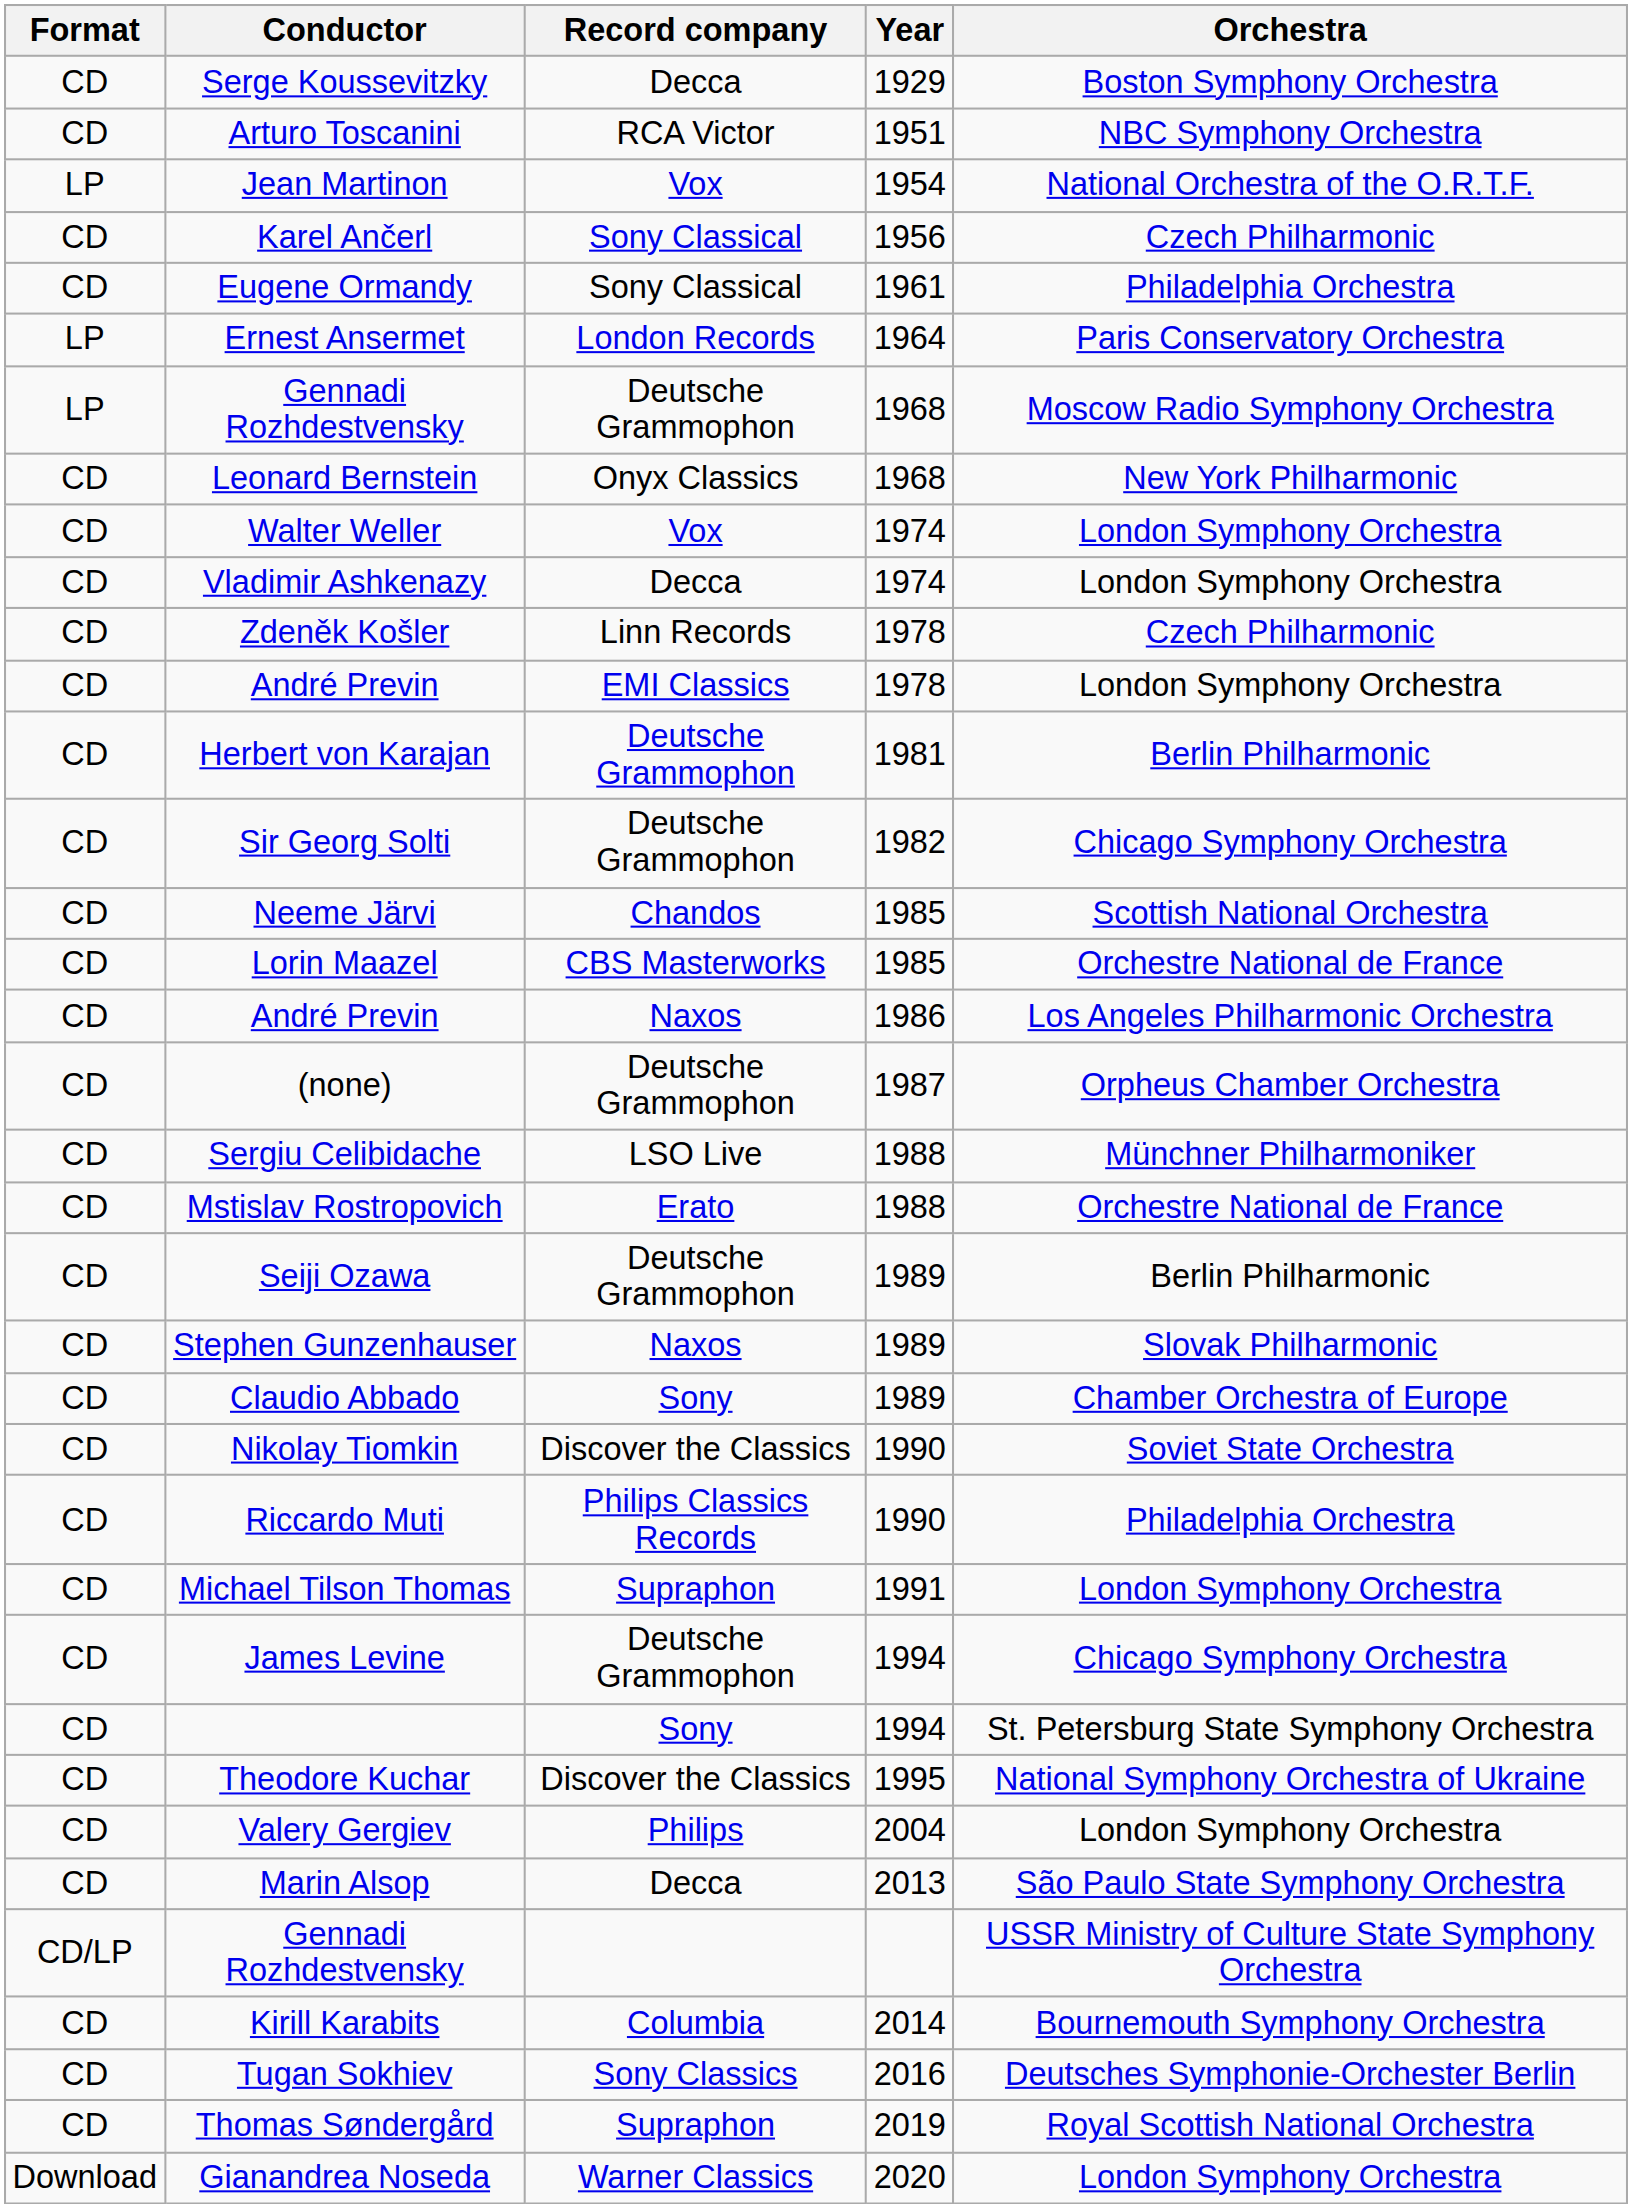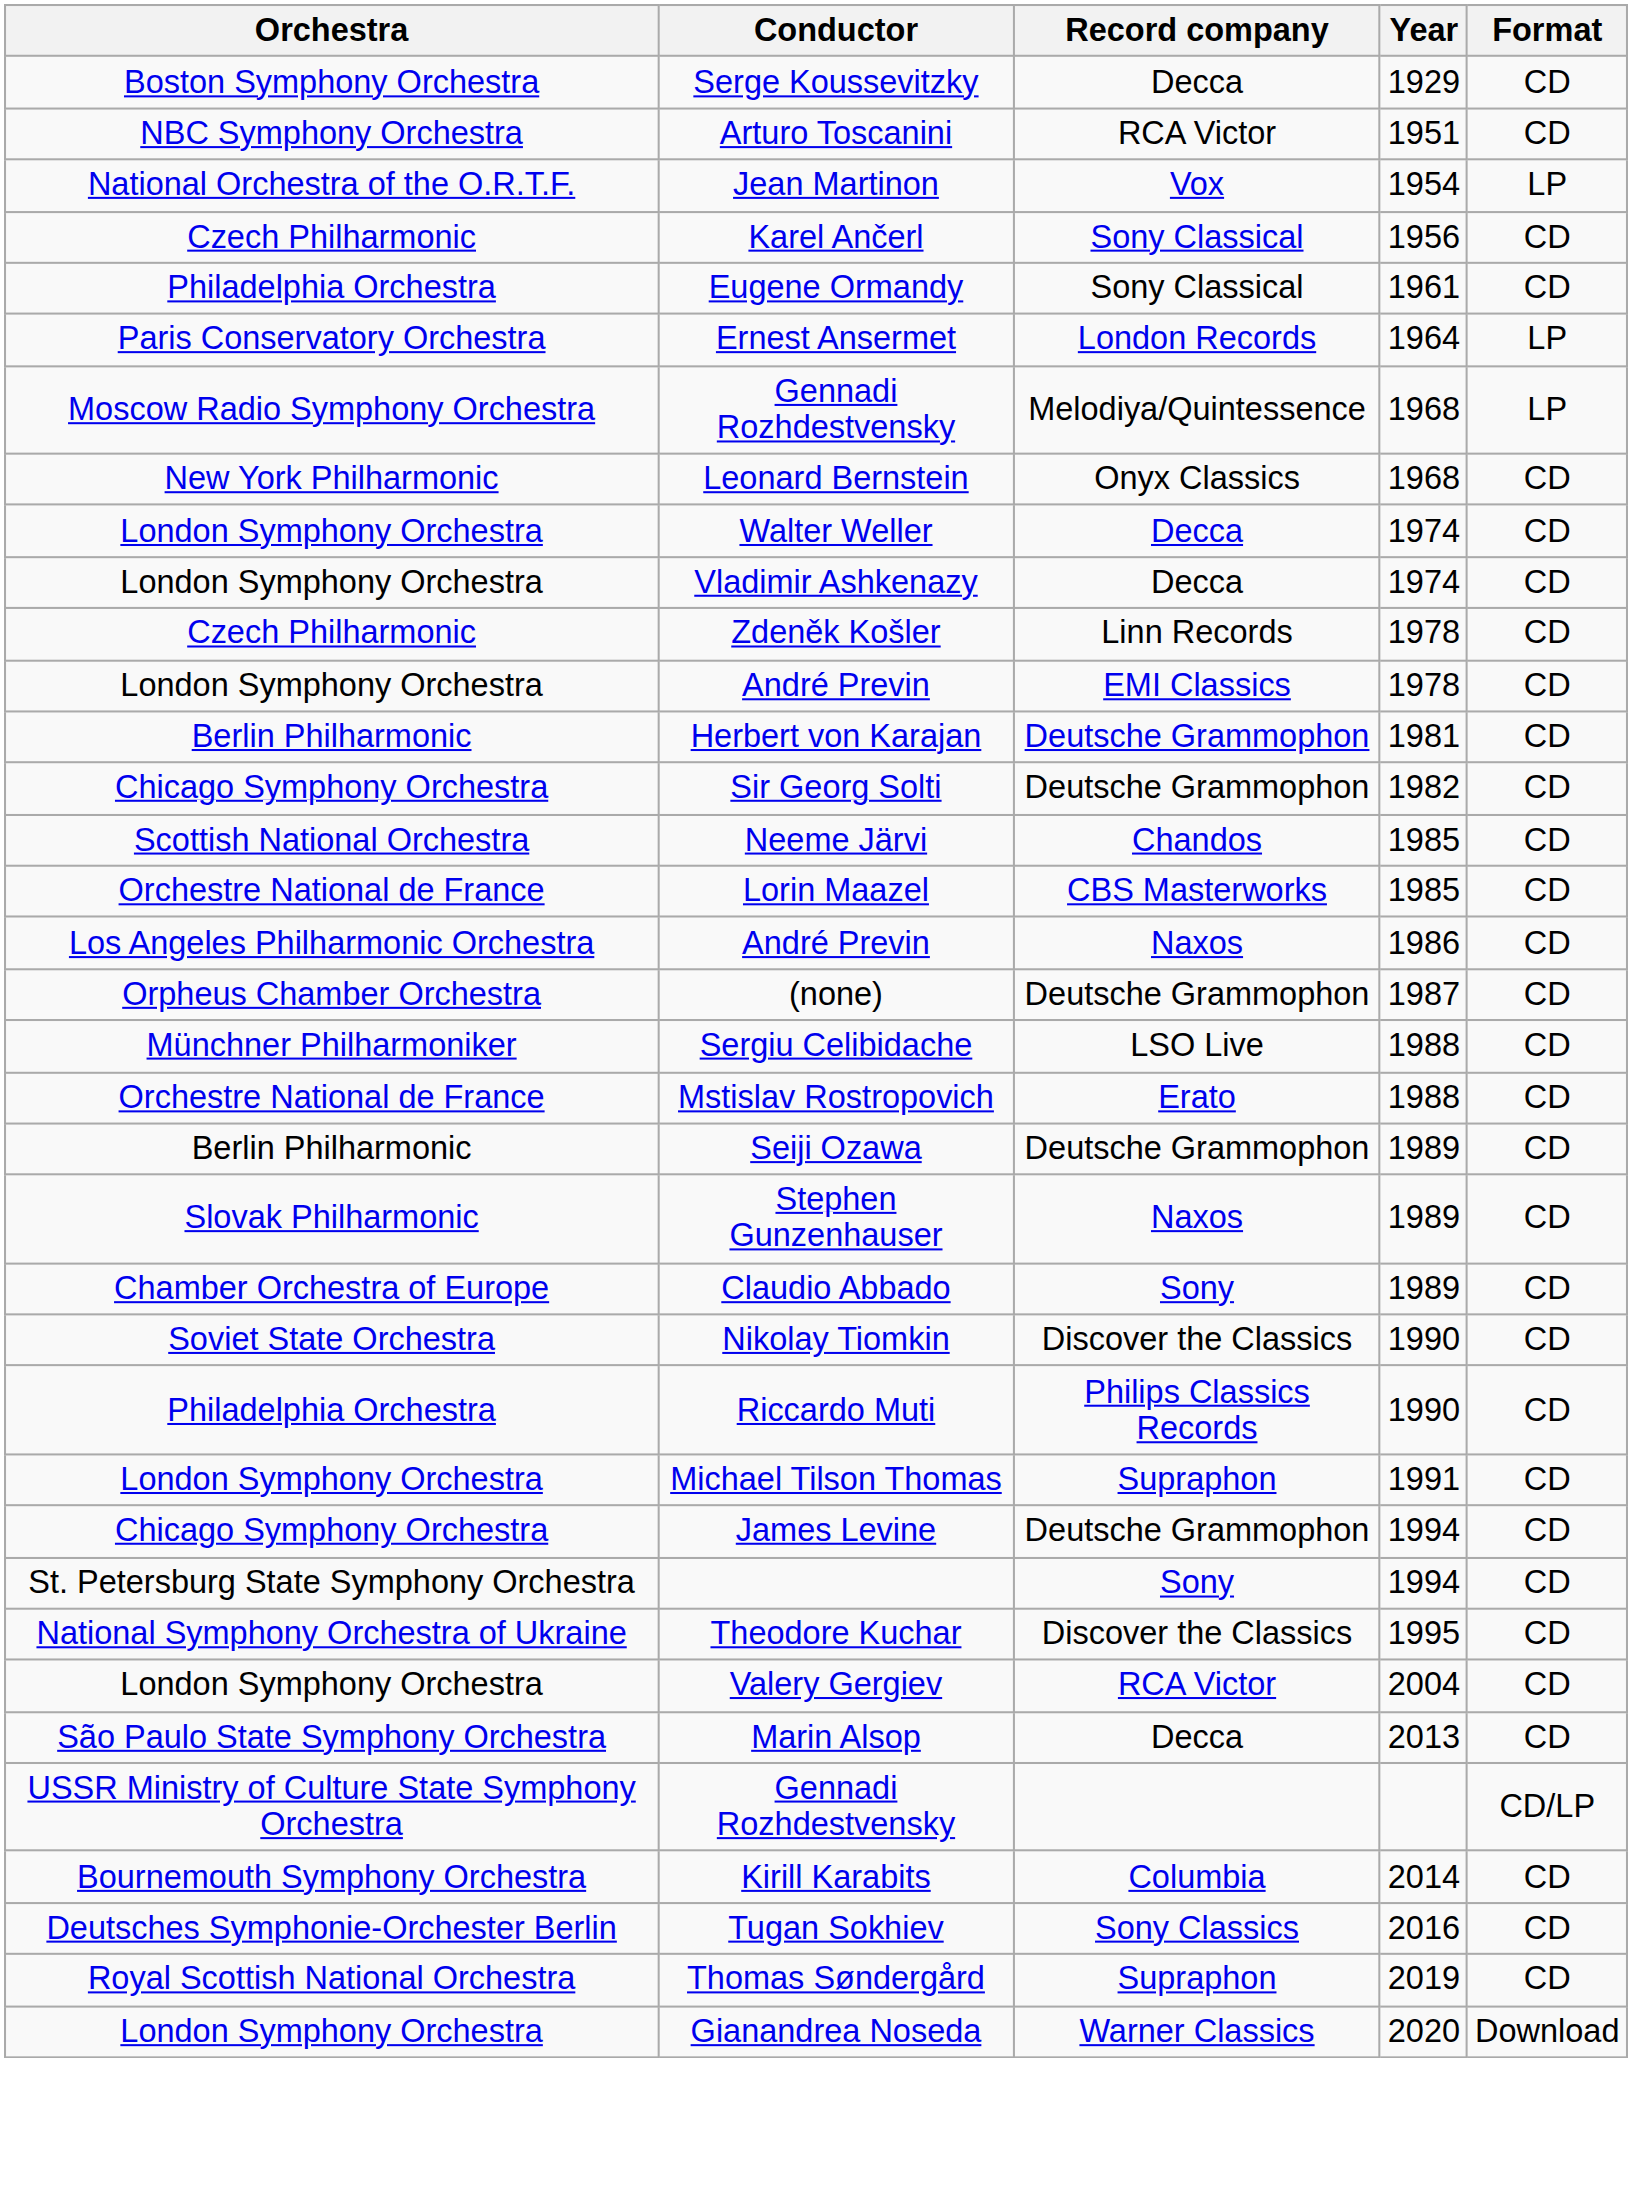columns swapped: (1290, 30) <-> (85, 30)
(696, 409) Deutsche Grammophon -> (1197, 409) Melodiya/Quintessence
(696, 530) Vox -> (1197, 530) Decca
(696, 1831) Philips -> (1197, 1685) RCA Victor
